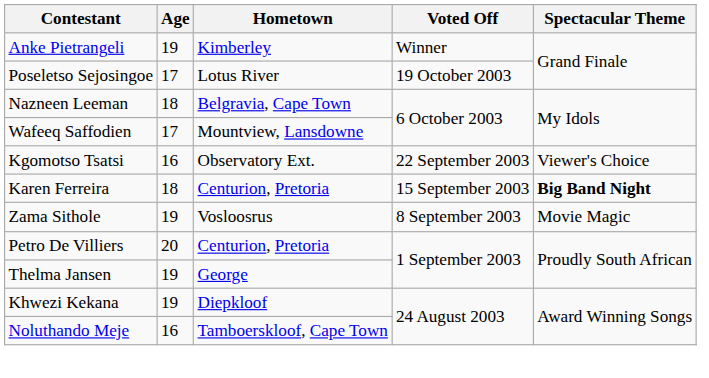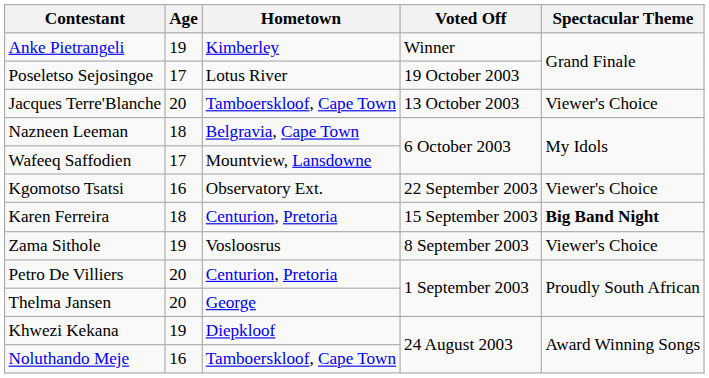+ row: (85, 103)
(584, 217) Movie Magic -> (602, 245) Viewer's Choice
(170, 273) 19 -> (178, 302) 20
